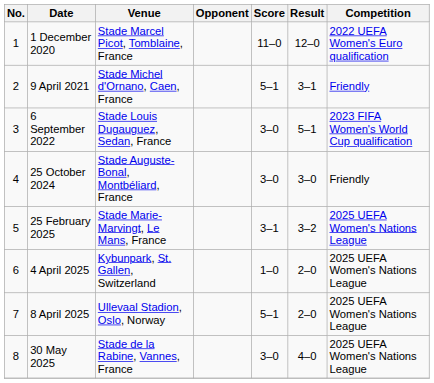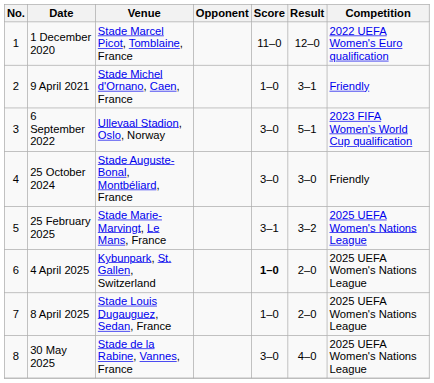(269, 86) 5–1 -> (269, 86) 1–0
(135, 129) Stade Louis Dugauguez, Sedan, France -> (140, 129) Ullevaal Stadion, Oslo, Norway
(269, 271) normal -> (269, 271) bold
(140, 314) Ullevaal Stadion, Oslo, Norway -> (135, 314) Stade Louis Dugauguez, Sedan, France
(269, 314) 5–1 -> (269, 314) 1–0
